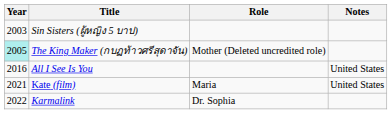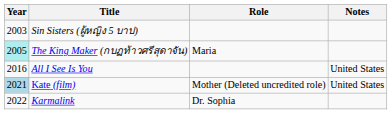(259, 51) Mother (Deleted uncredited role) -> (204, 51) Maria
(17, 85) no background -> (17, 85) lightblue background
(204, 85) Maria -> (259, 85) Mother (Deleted uncredited role)
